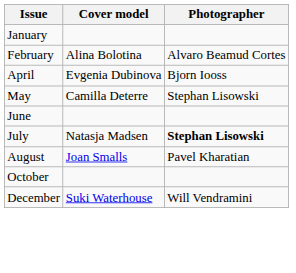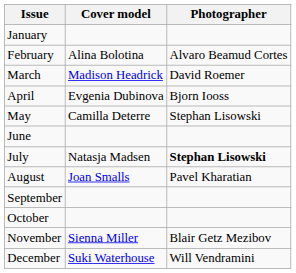+ row: (24, 75)
+ row: (35, 197)
+ row: (34, 237)
